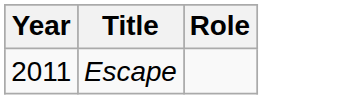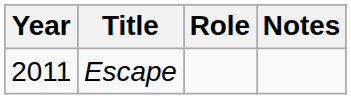+ column: (302, 26)
